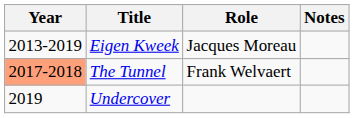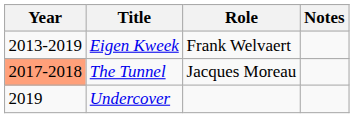(241, 44) Jacques Moreau -> (239, 44) Frank Welvaert
(239, 71) Frank Welvaert -> (241, 71) Jacques Moreau
